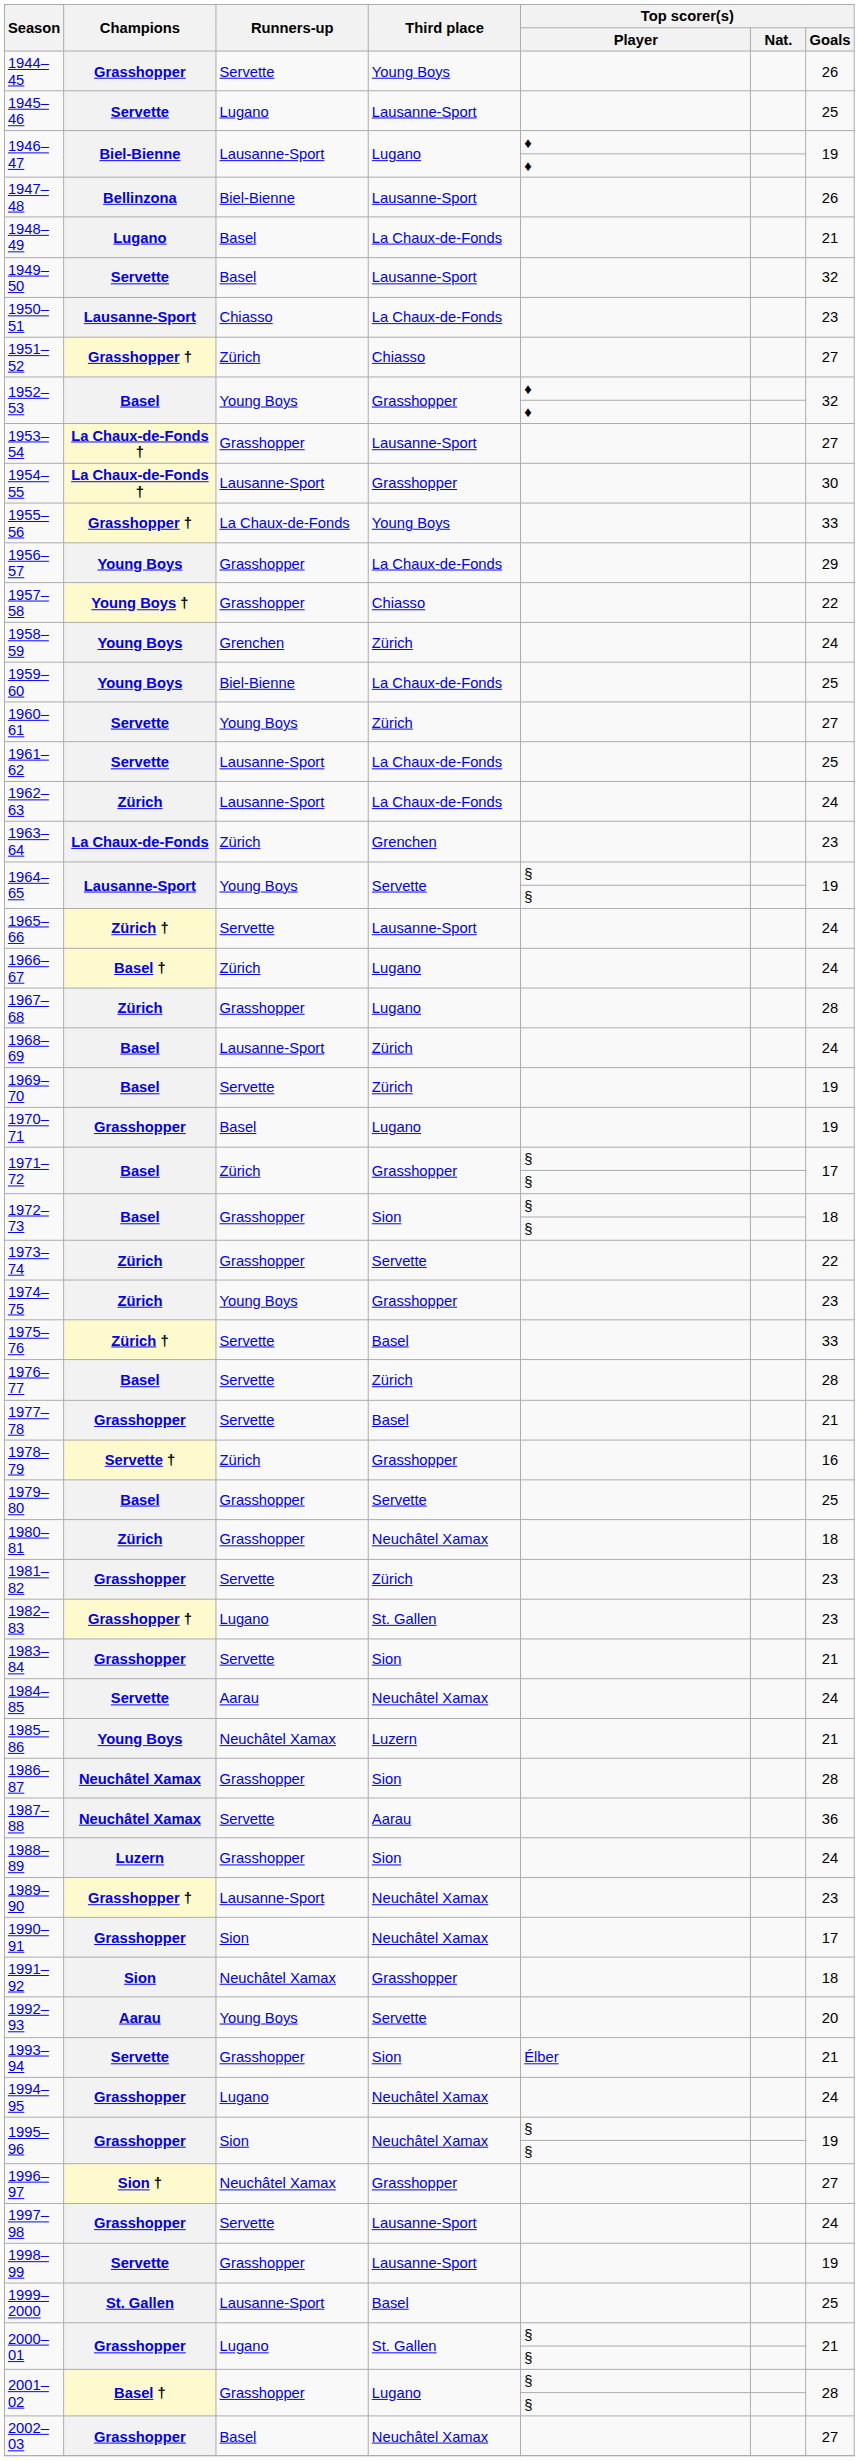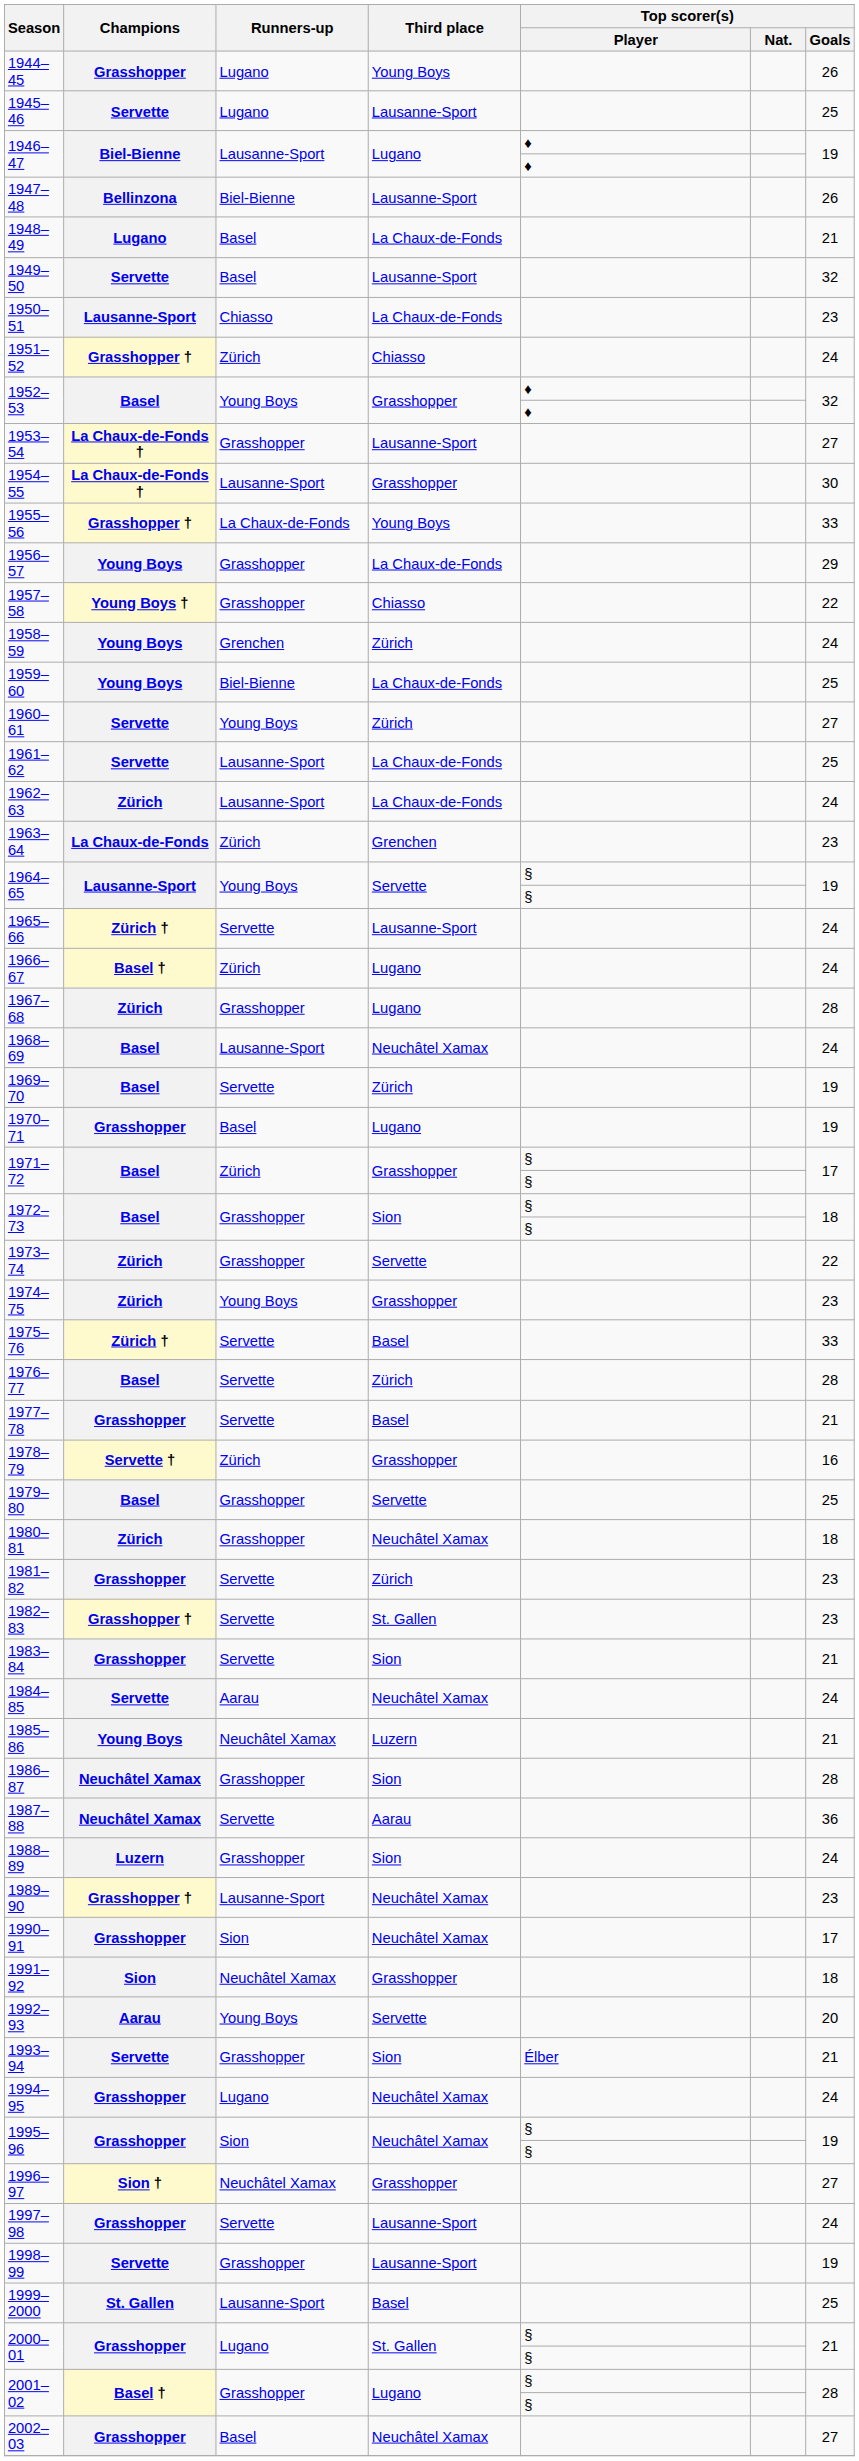(247, 71) Servette -> (244, 71) Lugano
(830, 357) 27 -> (830, 357) 24
(392, 1048) Zürich -> (430, 1048) Neuchâtel Xamax
(244, 1619) Lugano -> (247, 1619) Servette
